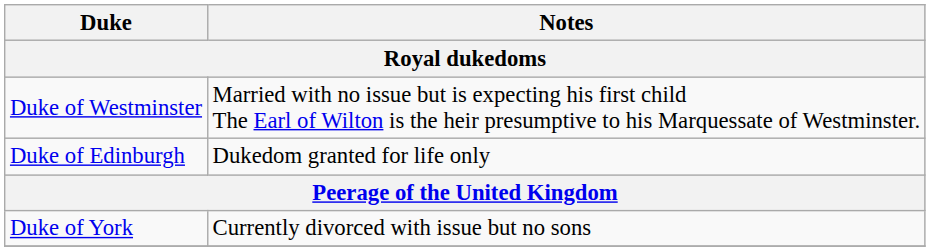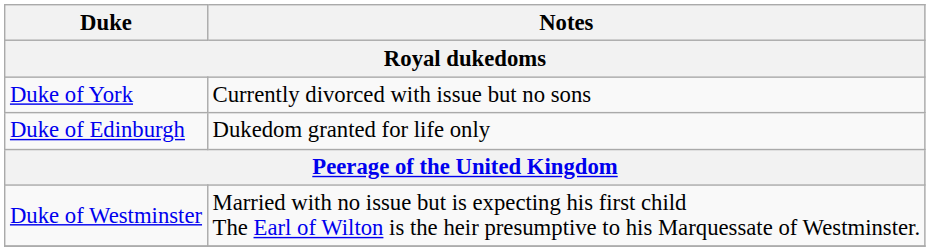rows swapped: (71, 228) <-> (106, 107)
